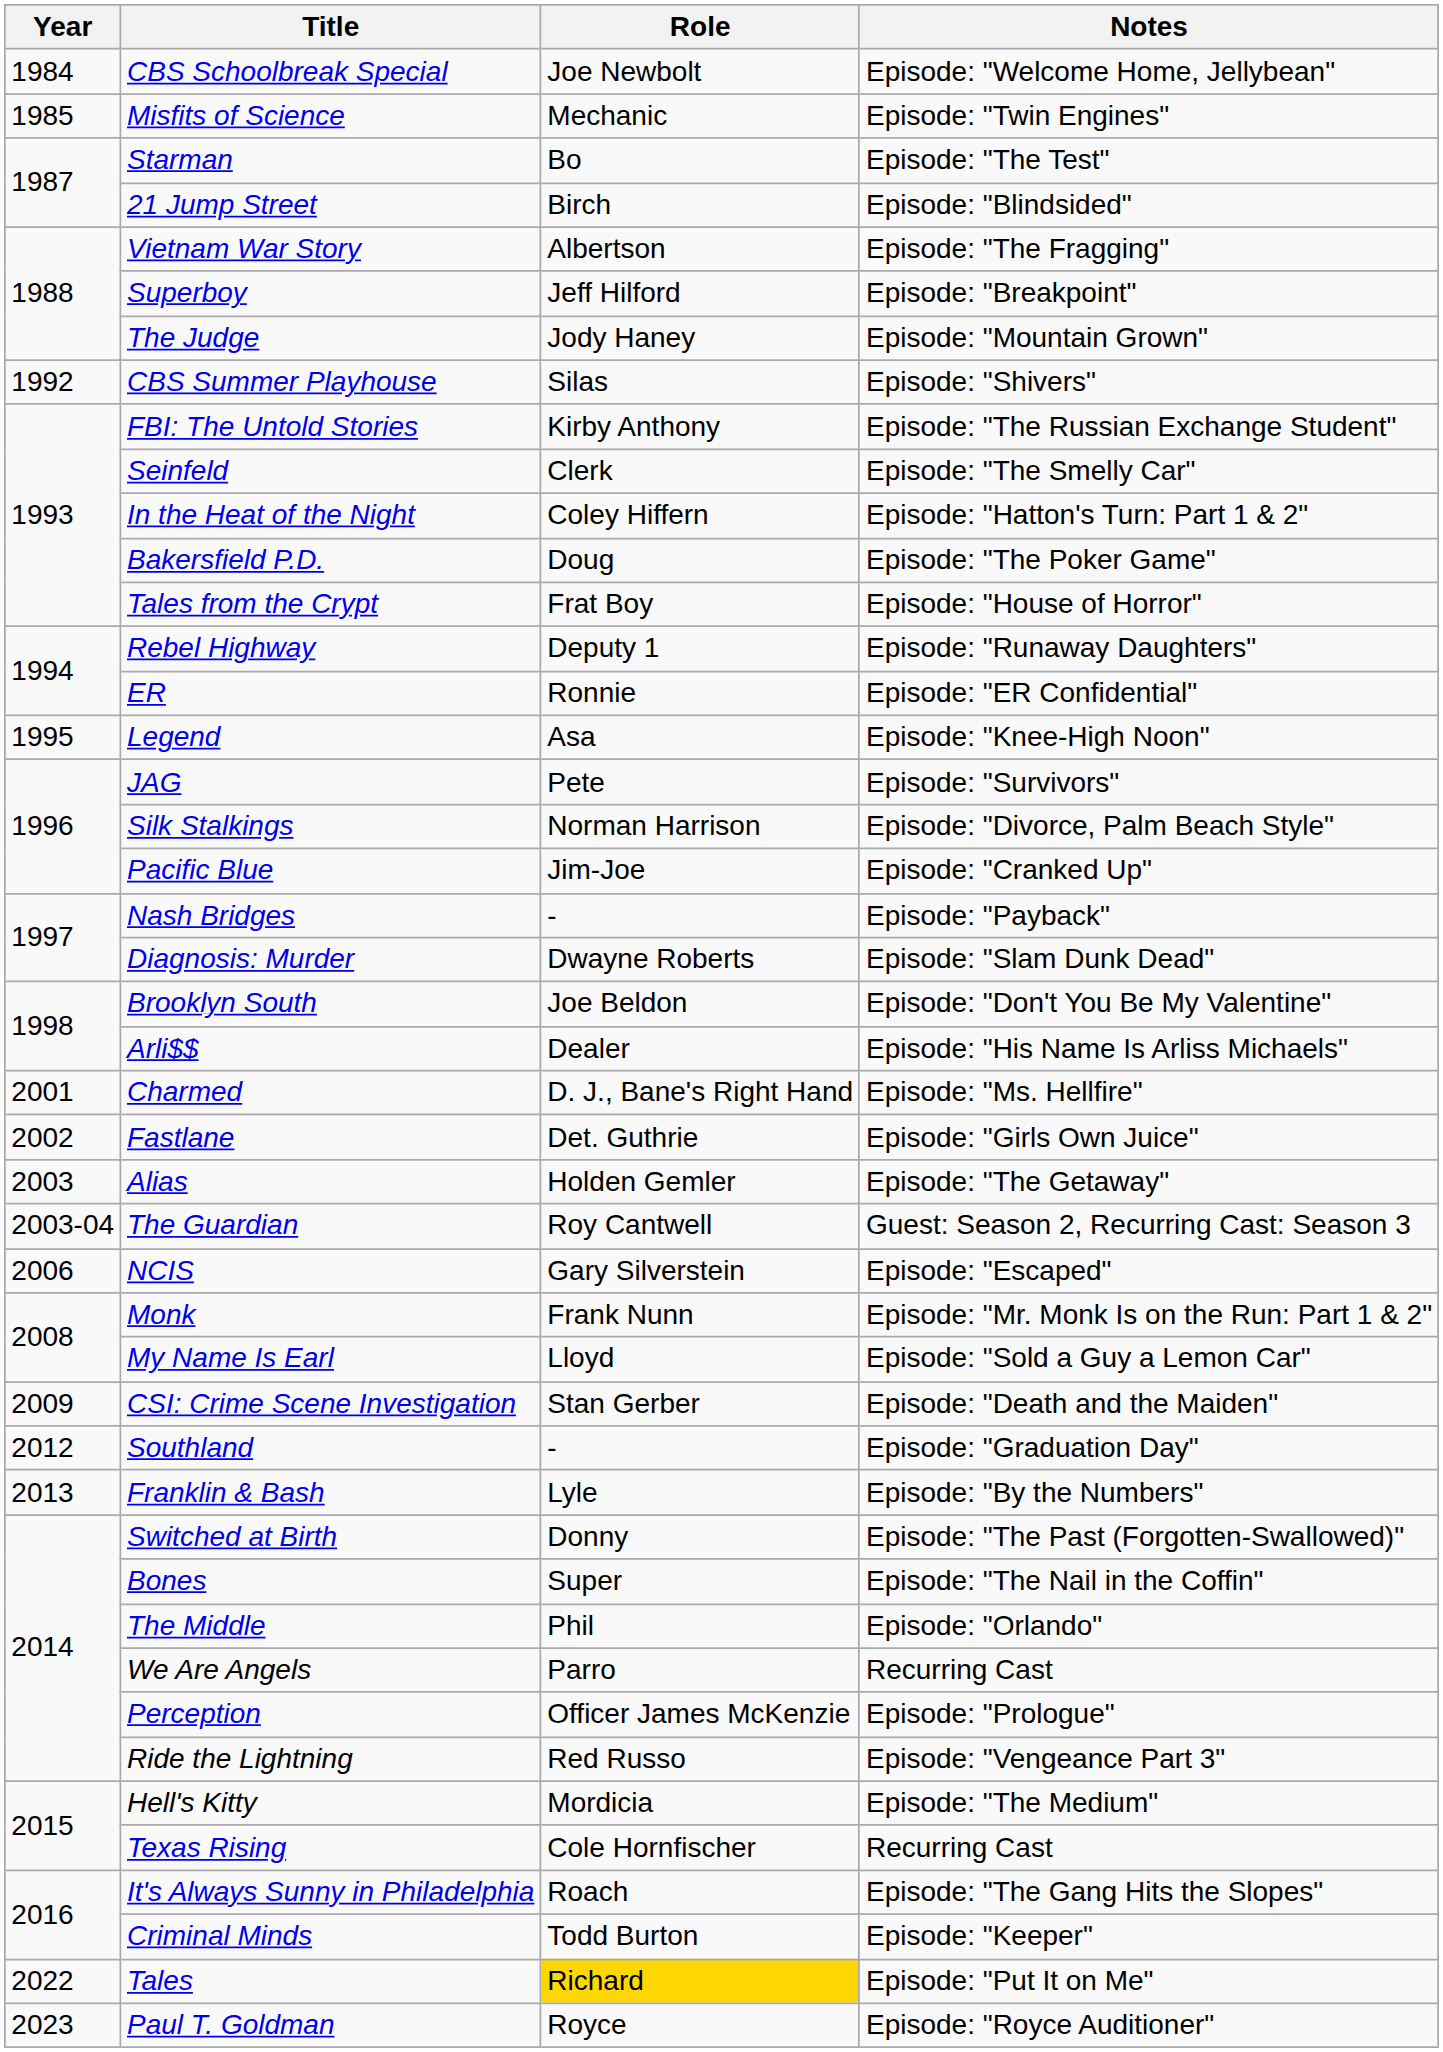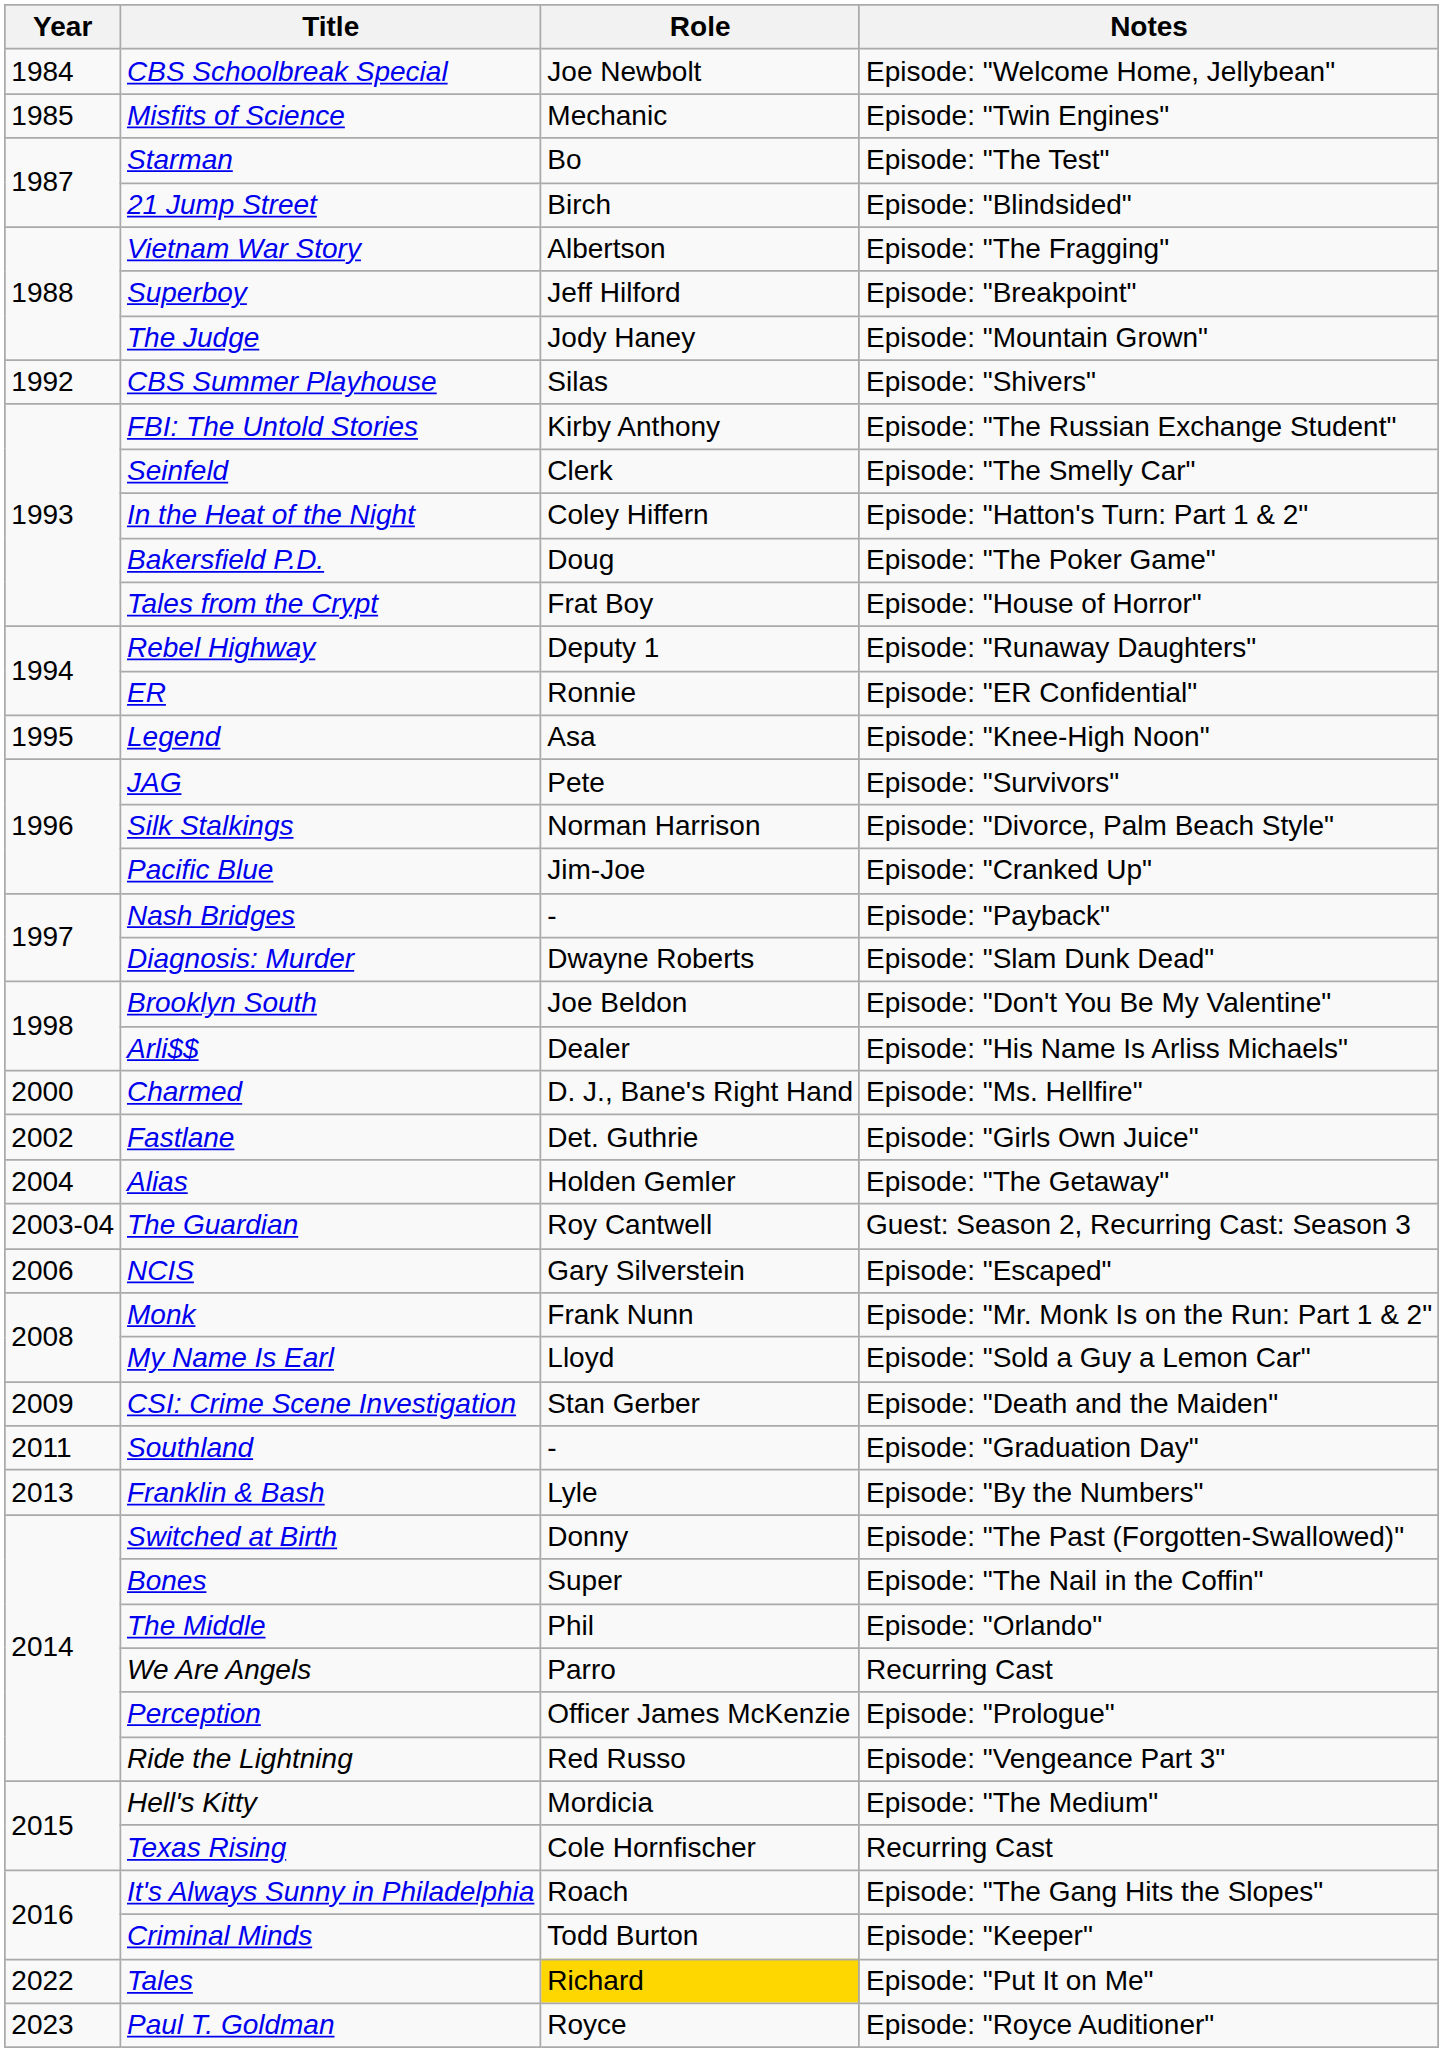(42, 1092) 2001 -> (42, 1092) 2000
(42, 1181) 2003 -> (42, 1181) 2004
(42, 1447) 2012 -> (41, 1447) 2011
